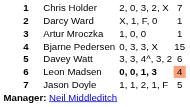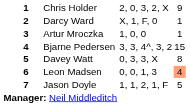(180, 8) 7 -> (180, 8) 9
(139, 46) 0, 3, 3, X -> (146, 46) 3, 3, 4^, 3, 2
(146, 59) 3, 3, 4^, 3, 2 -> (139, 59) 0, 3, 3, X
(180, 59) 6 -> (180, 59) 8
(138, 72) bold -> (138, 72) normal
